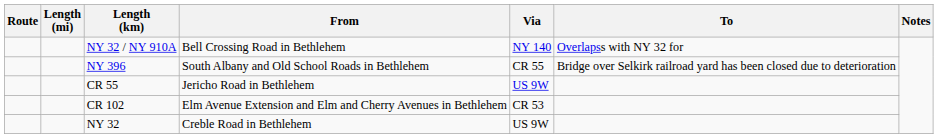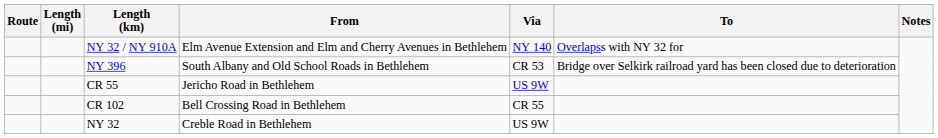(264, 47) Bell Crossing Road in Bethlehem -> (344, 47) Elm Avenue Extension and Elm and Cherry Avenues in Bethlehem
(528, 66) CR 55 -> (528, 66) CR 53
(344, 104) Elm Avenue Extension and Elm and Cherry Avenues in Bethlehem -> (264, 104) Bell Crossing Road in Bethlehem
(528, 104) CR 53 -> (528, 104) CR 55
